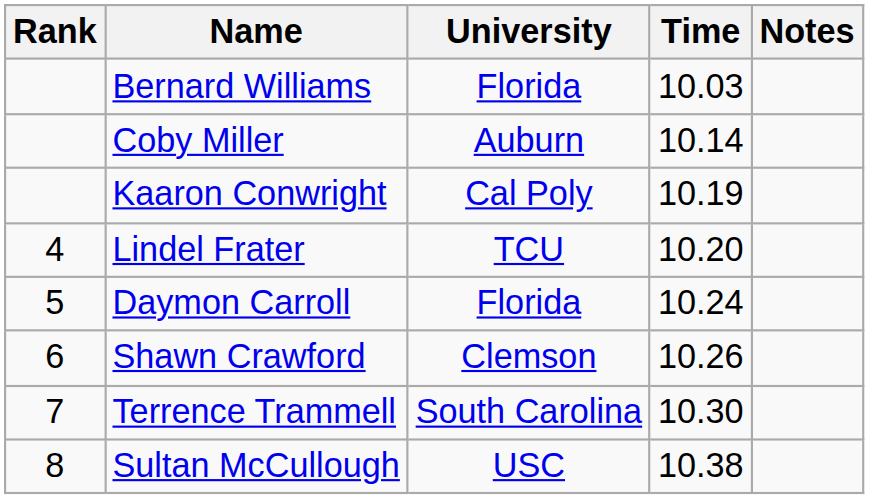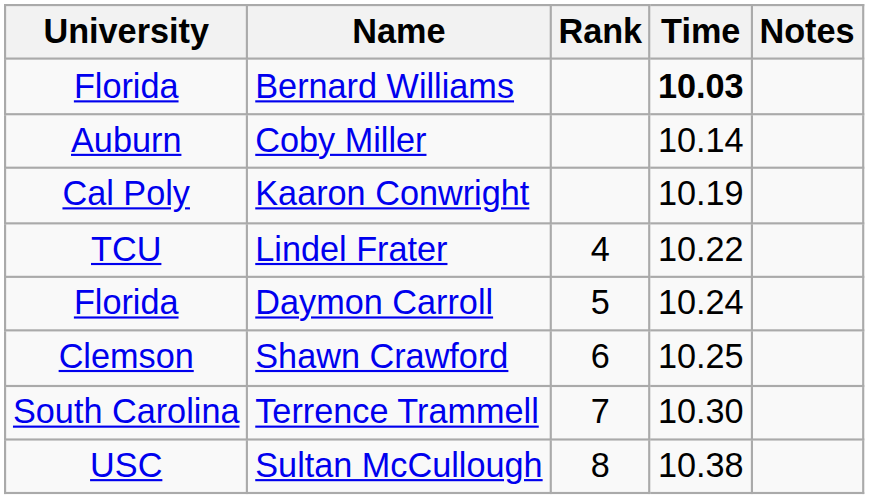columns swapped: (55, 31) <-> (529, 31)
(701, 85) normal -> (701, 85) bold
(701, 248) 10.20 -> (701, 248) 10.22
(701, 357) 10.26 -> (701, 357) 10.25
